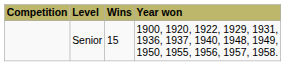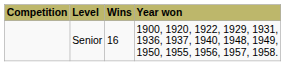(113, 40) 15 -> (113, 40) 16
